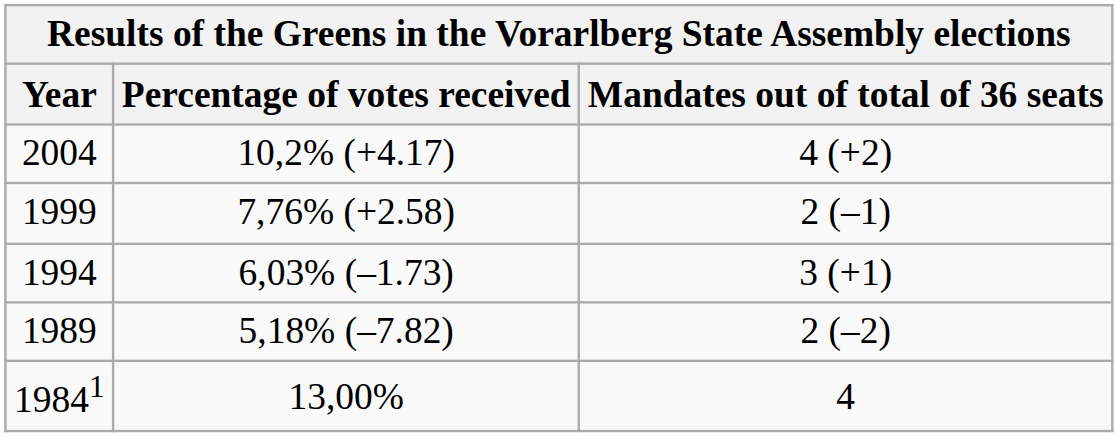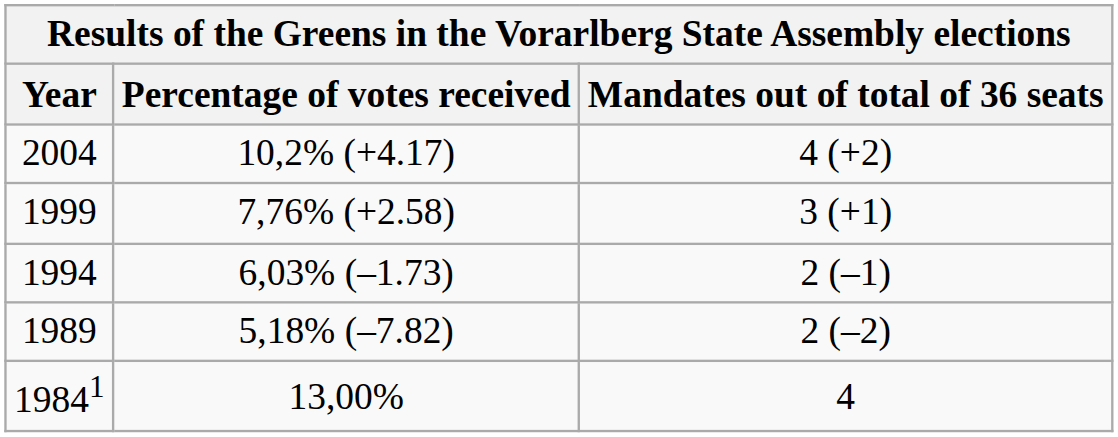(846, 212) 2 (–1) -> (846, 212) 3 (+1)
(846, 271) 3 (+1) -> (846, 271) 2 (–1)
